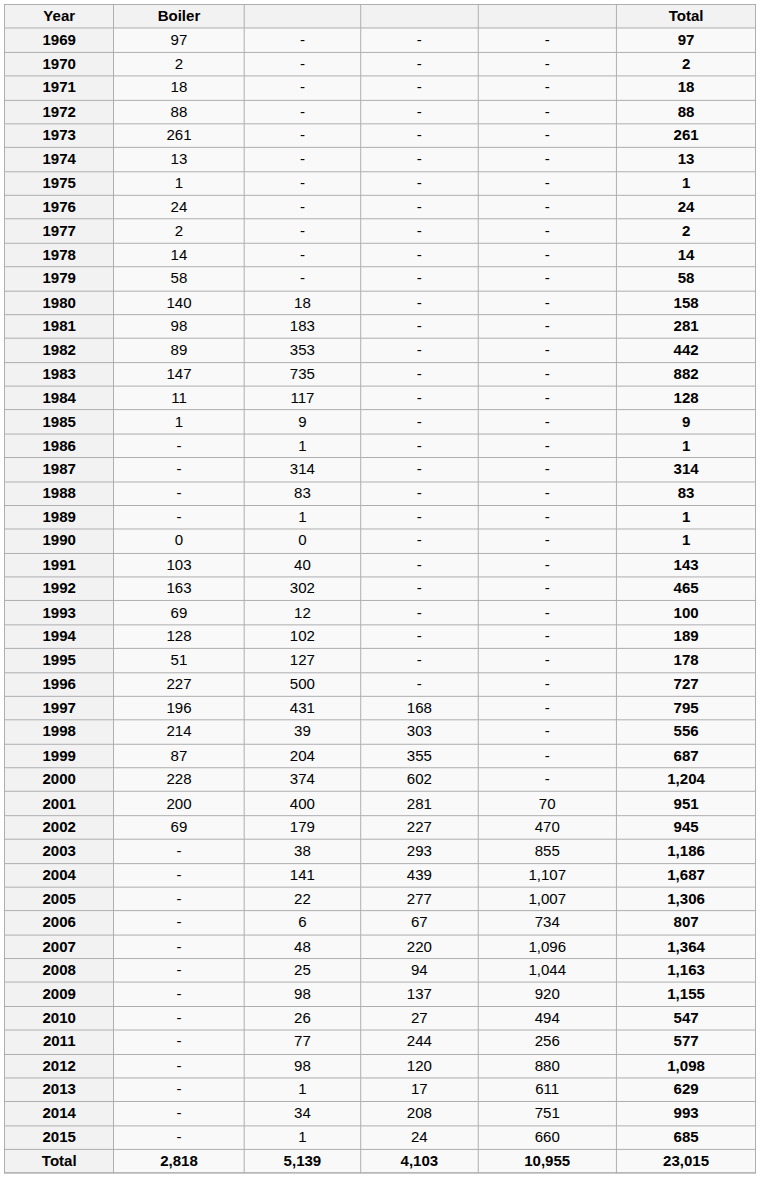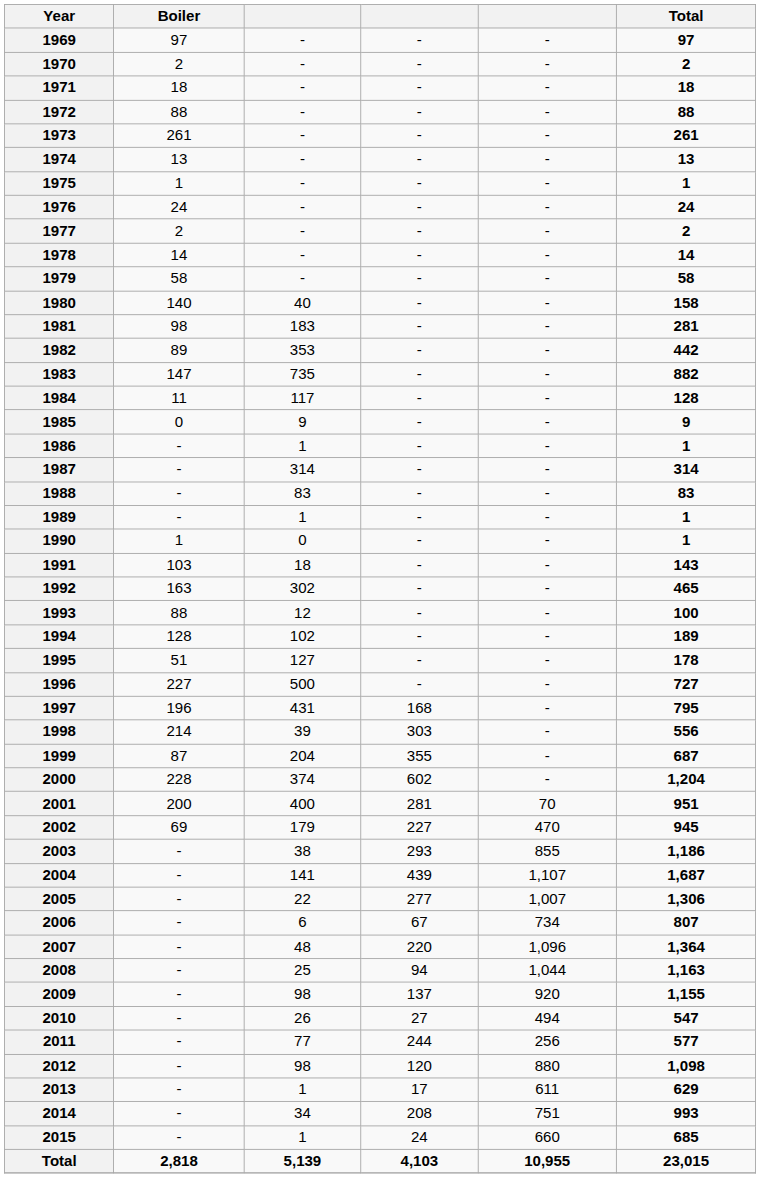(302, 302) 18 -> (302, 302) 40
(179, 421) 1 -> (179, 421) 0
(179, 541) 0 -> (179, 541) 1
(302, 565) 40 -> (302, 565) 18
(179, 612) 69 -> (179, 612) 88
